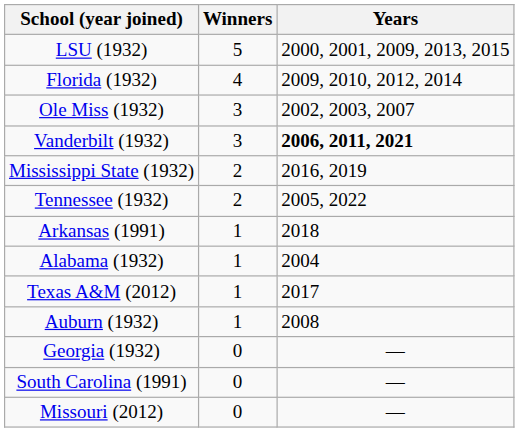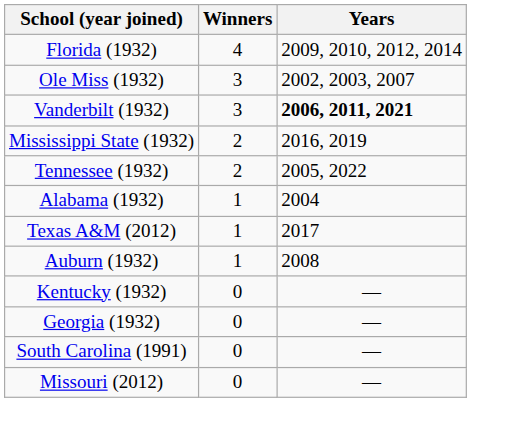- row: (102, 49)
- row: (102, 230)
+ row: (102, 291)
